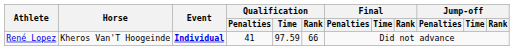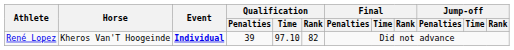(250, 38) 41 -> (250, 38) 39
(287, 38) 97.59 -> (287, 38) 97.10
(313, 38) 66 -> (313, 38) 82
